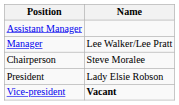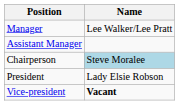rows swapped: (25, 44) <-> (44, 28)
(116, 60) no background -> (116, 60) lightblue background
